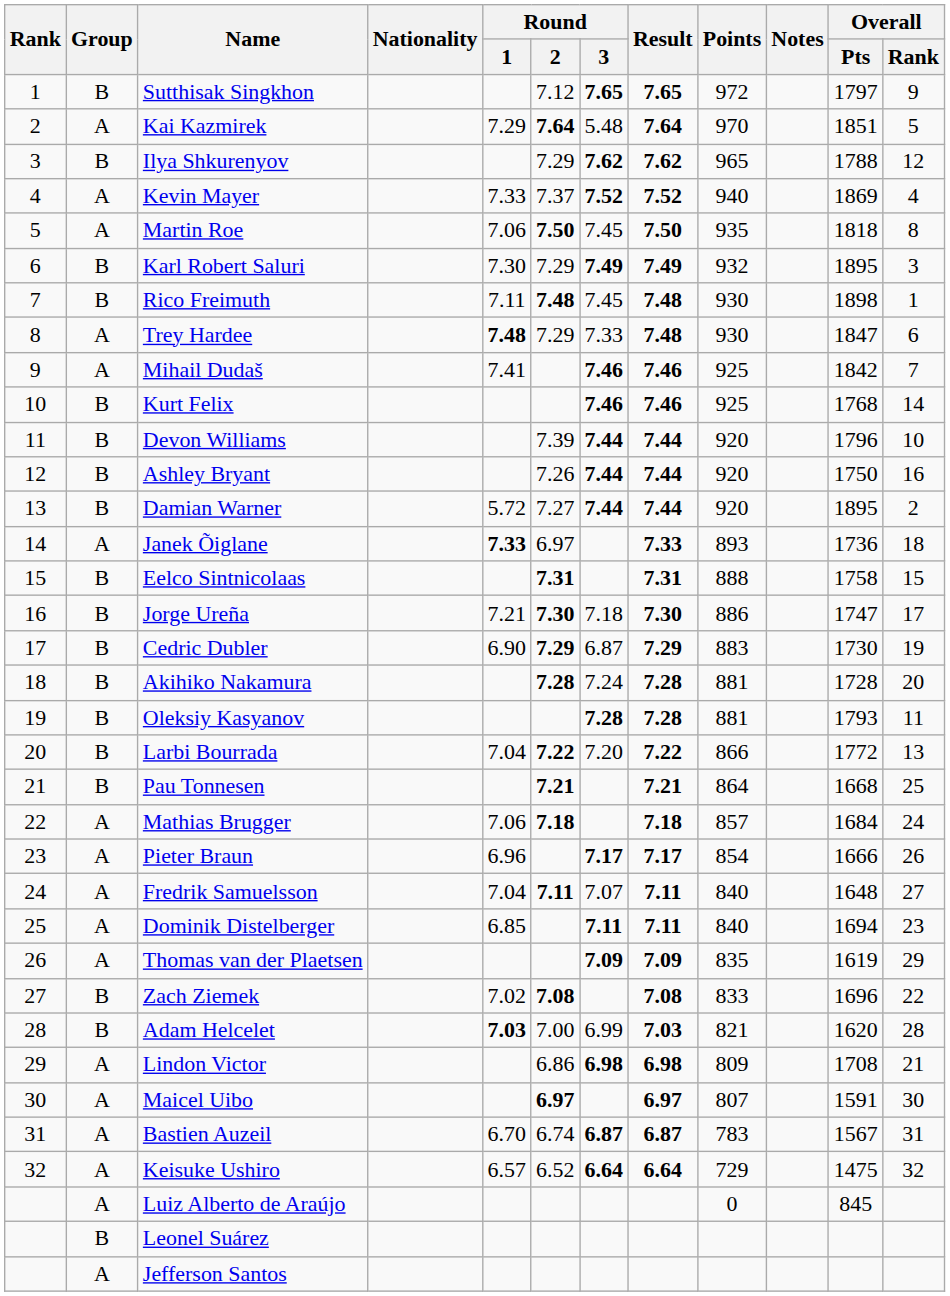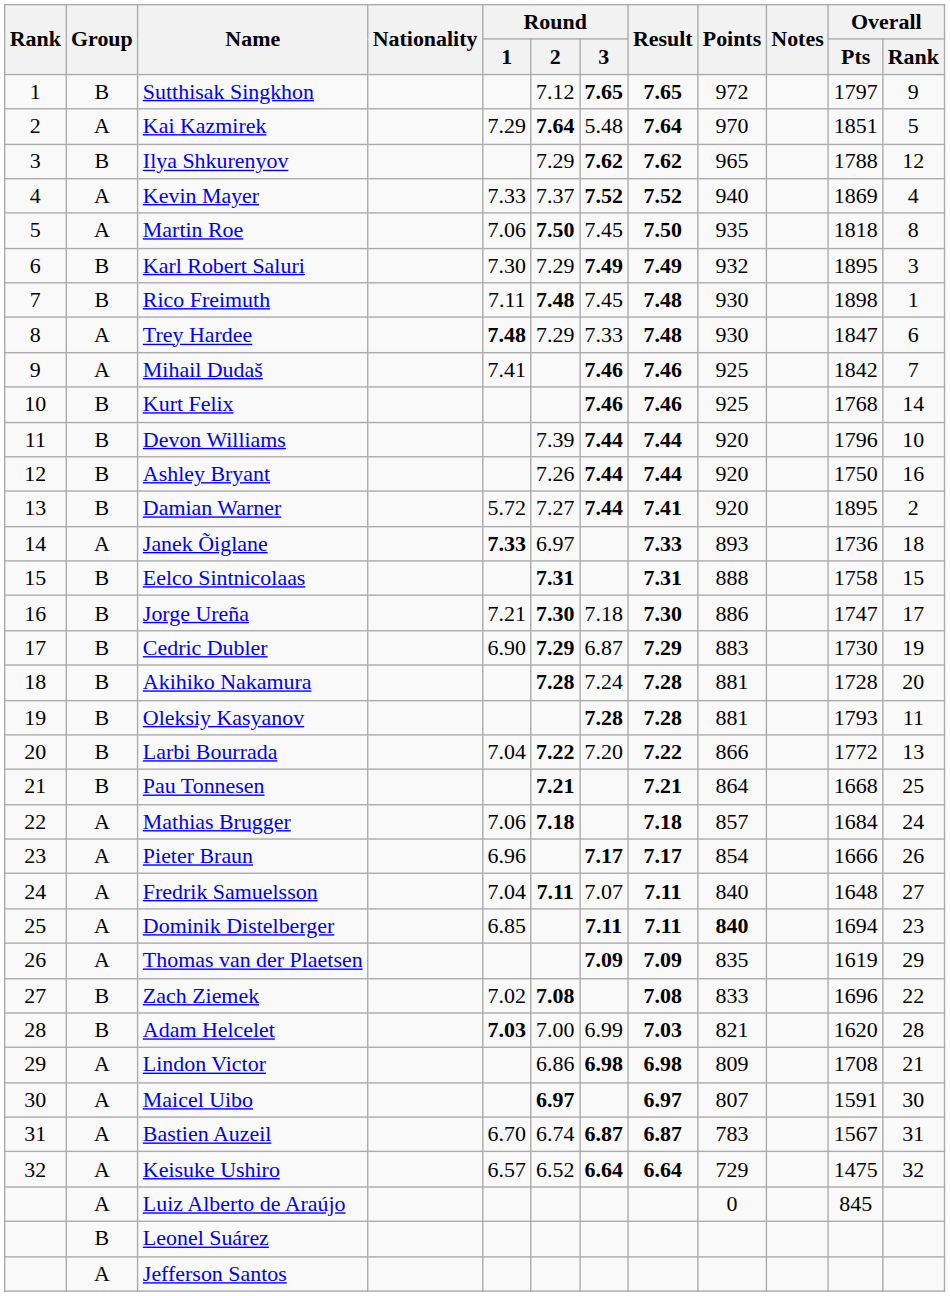(663, 508) 7.44 -> (663, 508) 7.41
(732, 925) normal -> (732, 925) bold
